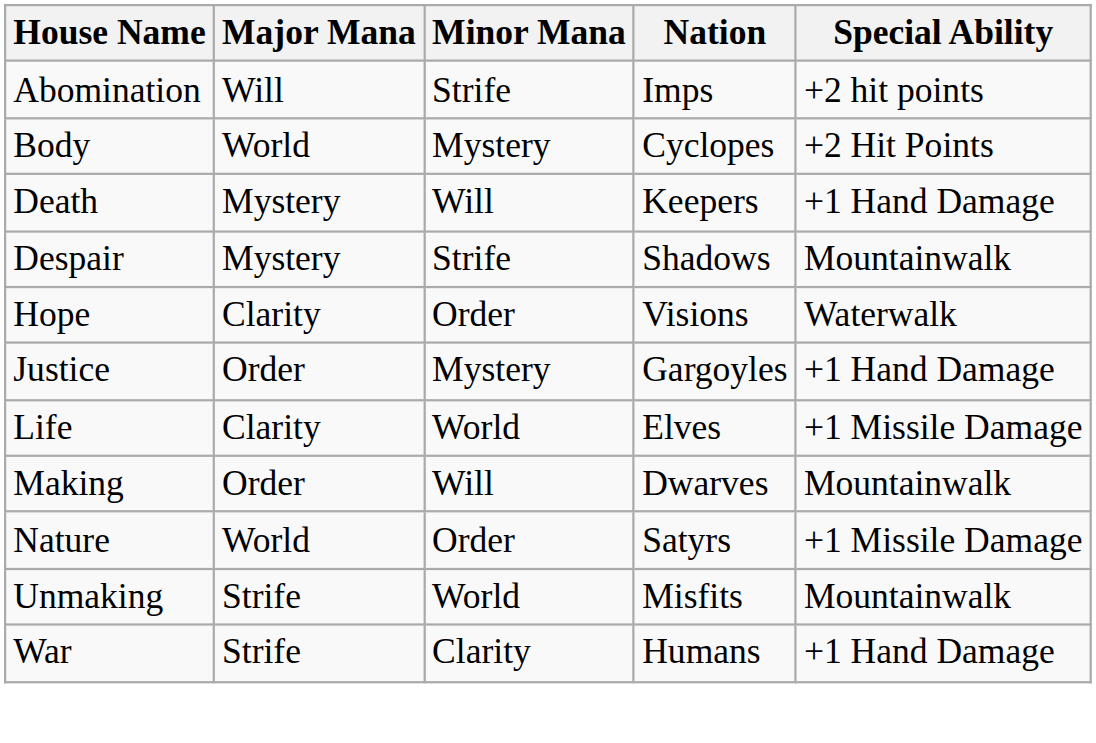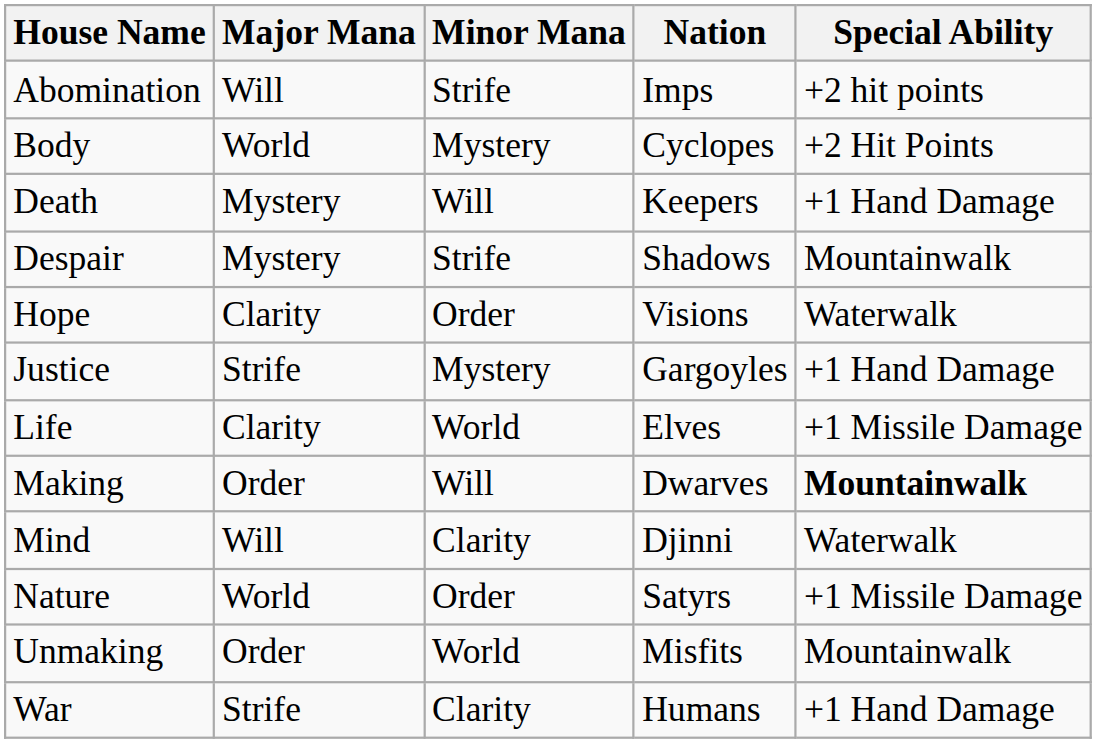(263, 370) Order -> (262, 370) Strife
(908, 483) normal -> (915, 483) bold
+ row: (52, 539)
(262, 595) Strife -> (263, 652) Order
